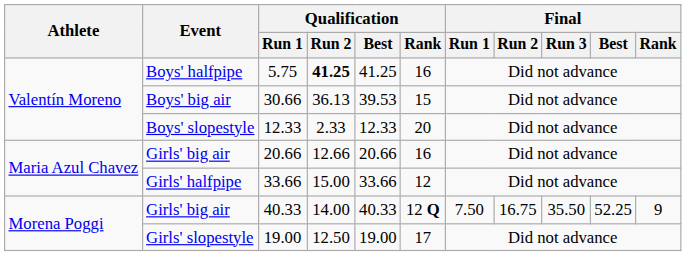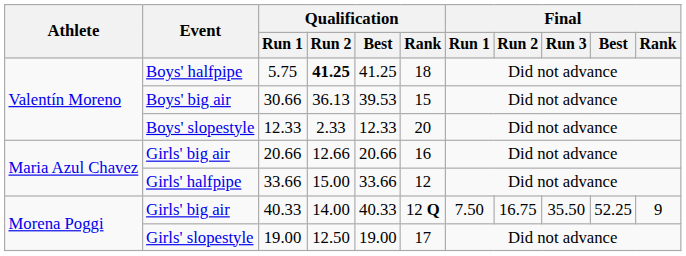(423, 72) 16 -> (423, 72) 18
